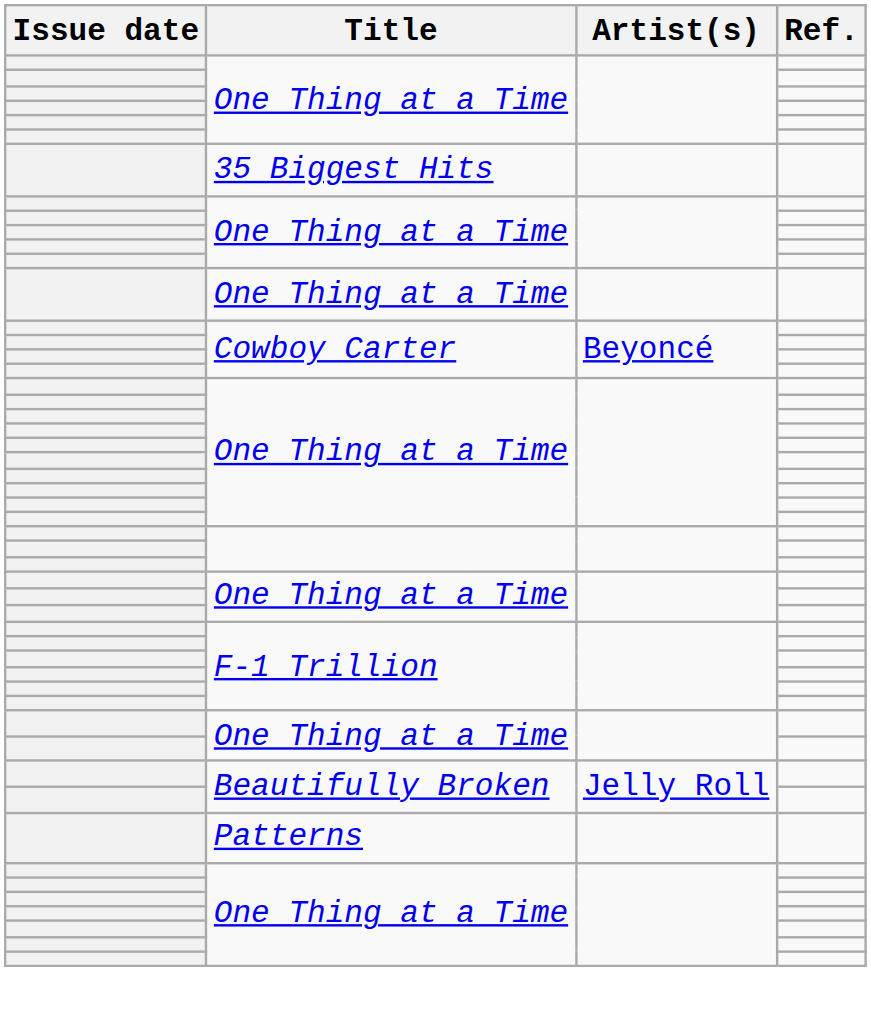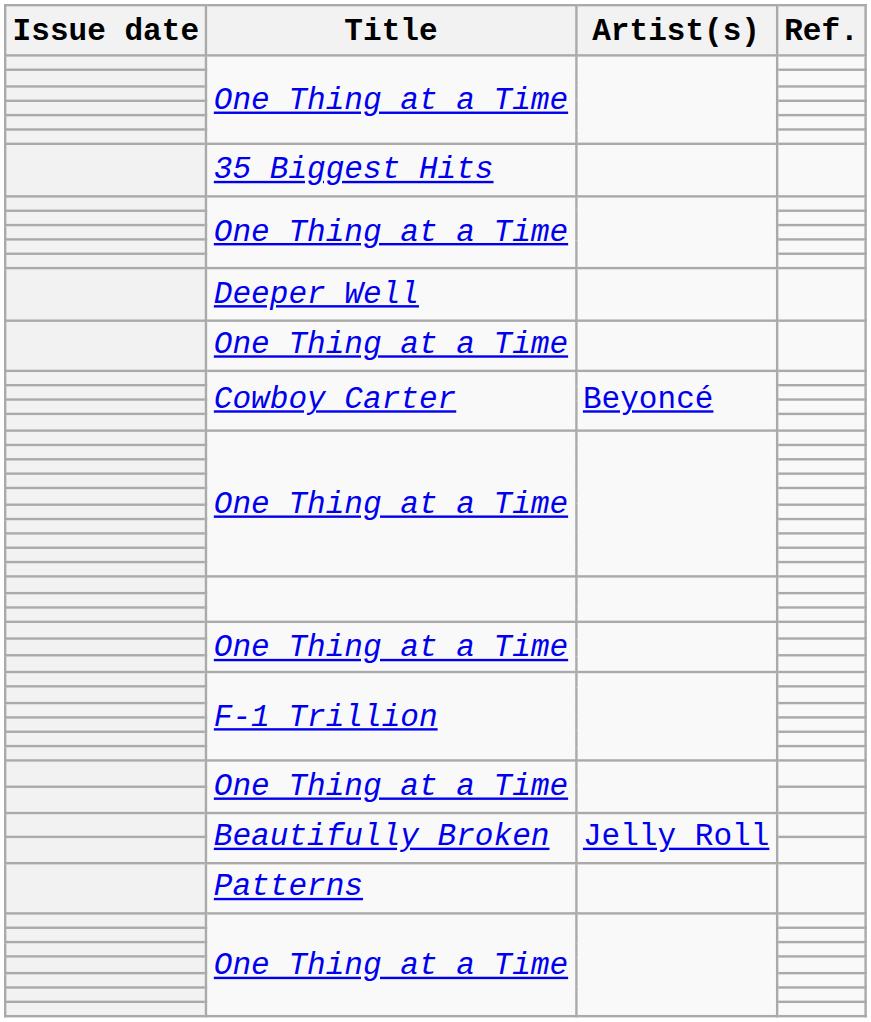+ row: (316, 294)
